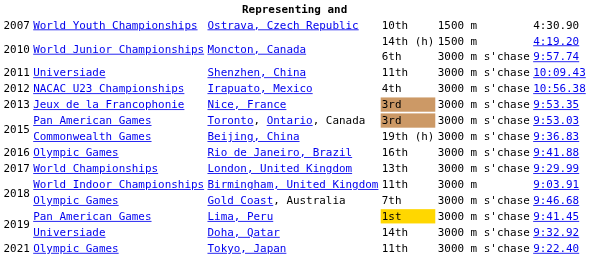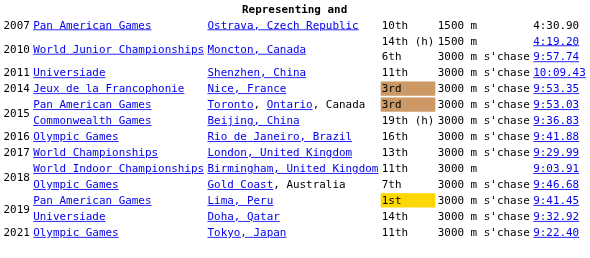(115, 25) World Youth Championships -> (92, 25) Pan American Games
- row: (260, 89)
(17, 105) 2013 -> (17, 89) 2014
